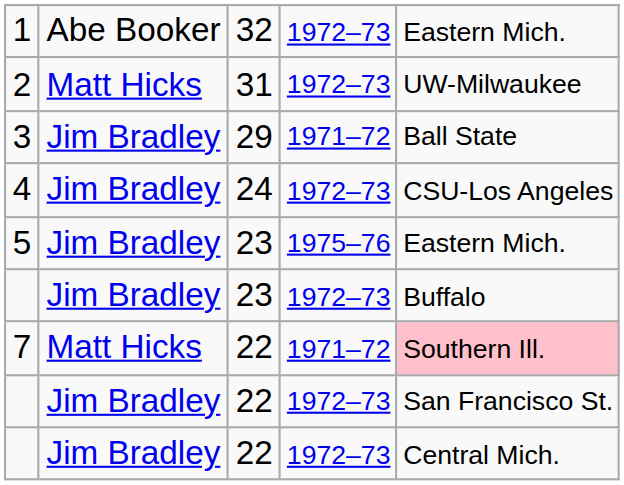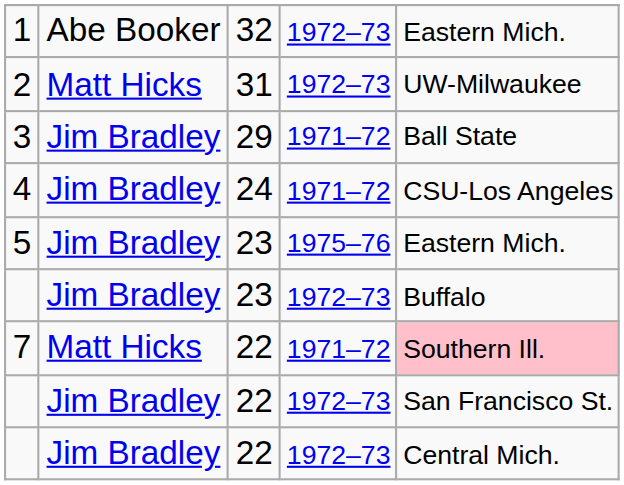(339, 190) 1972–73 -> (339, 190) 1971–72
